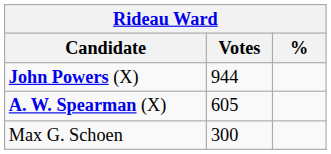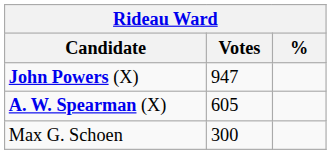(225, 76) 944 -> (225, 76) 947
